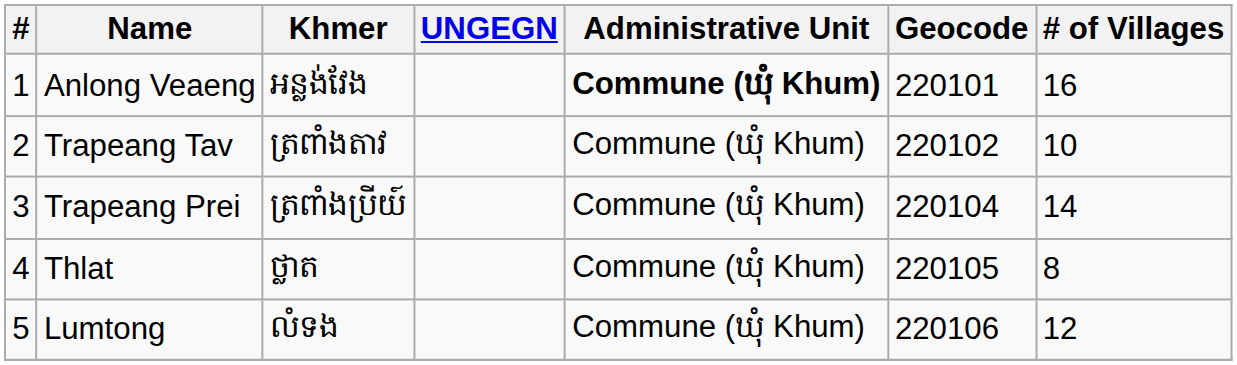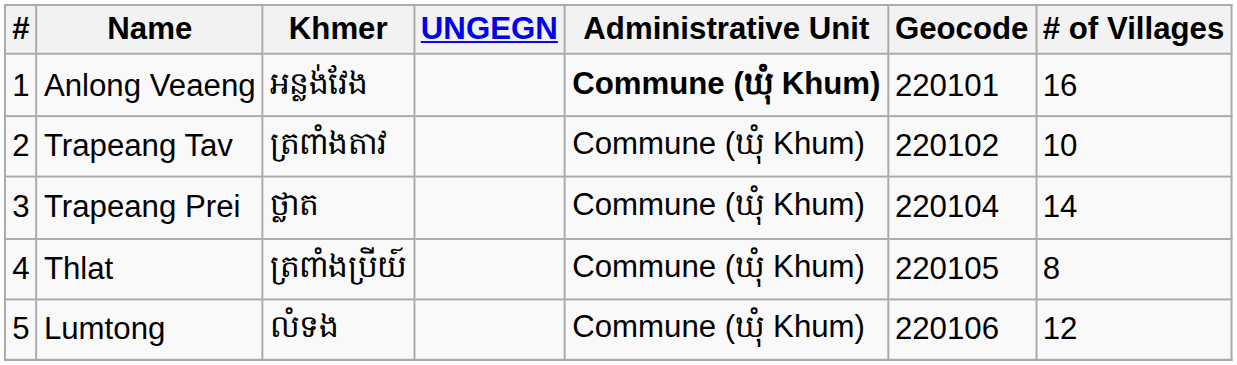(338, 204) ត្រពាំងប្រីយ៍ -> (294, 204) ថ្លាត
(294, 266) ថ្លាត -> (338, 266) ត្រពាំងប្រីយ៍
